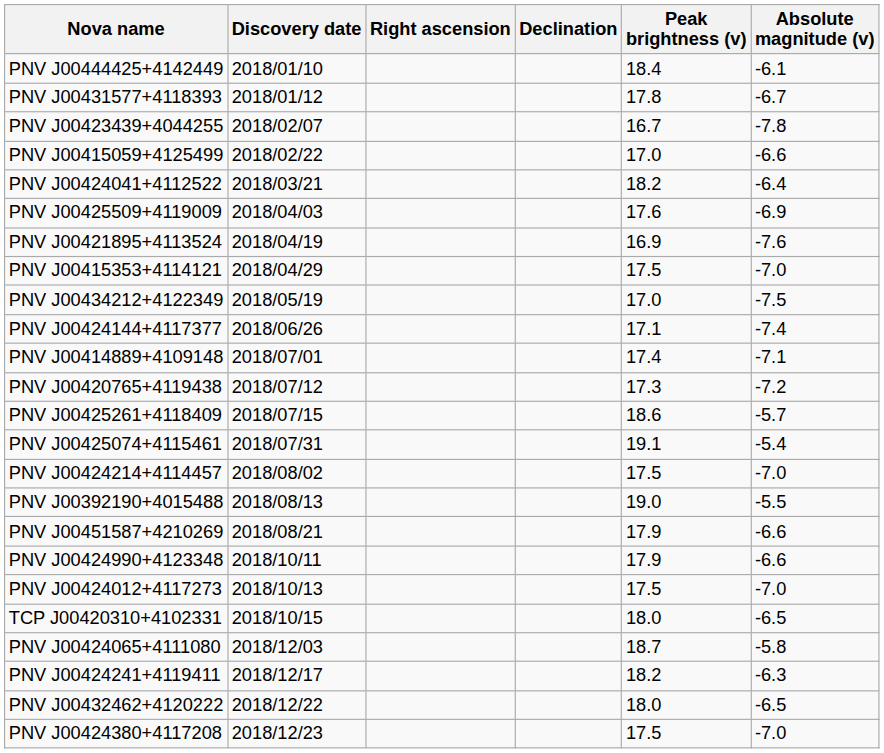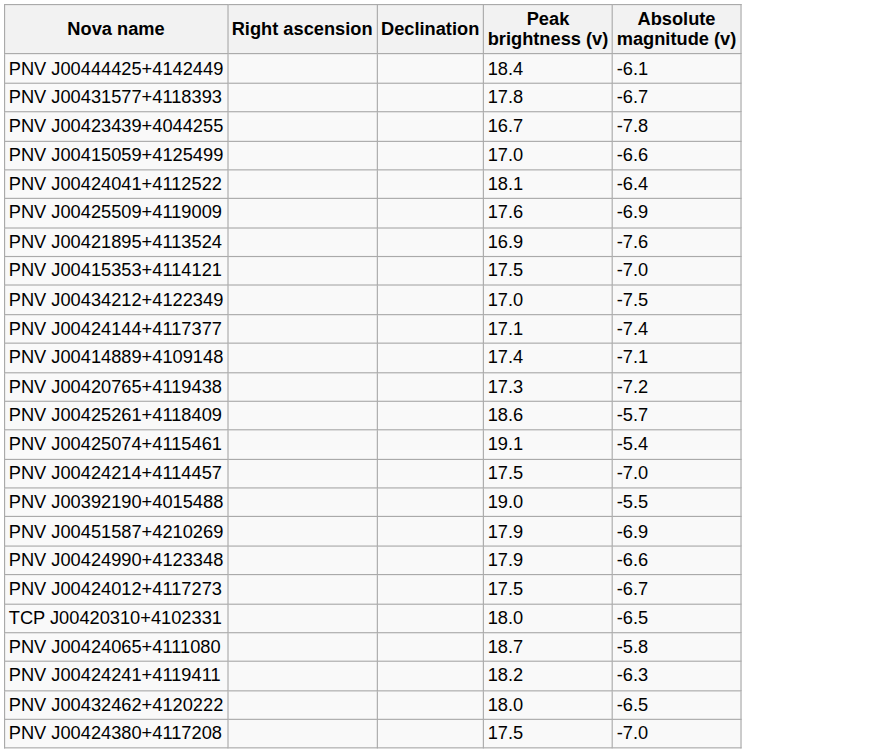- column: (297, 29)
(644, 184) 18.2 -> (505, 184) 18.1
(771, 531) -6.6 -> (632, 531) -6.9
(771, 589) -7.0 -> (632, 589) -6.7
